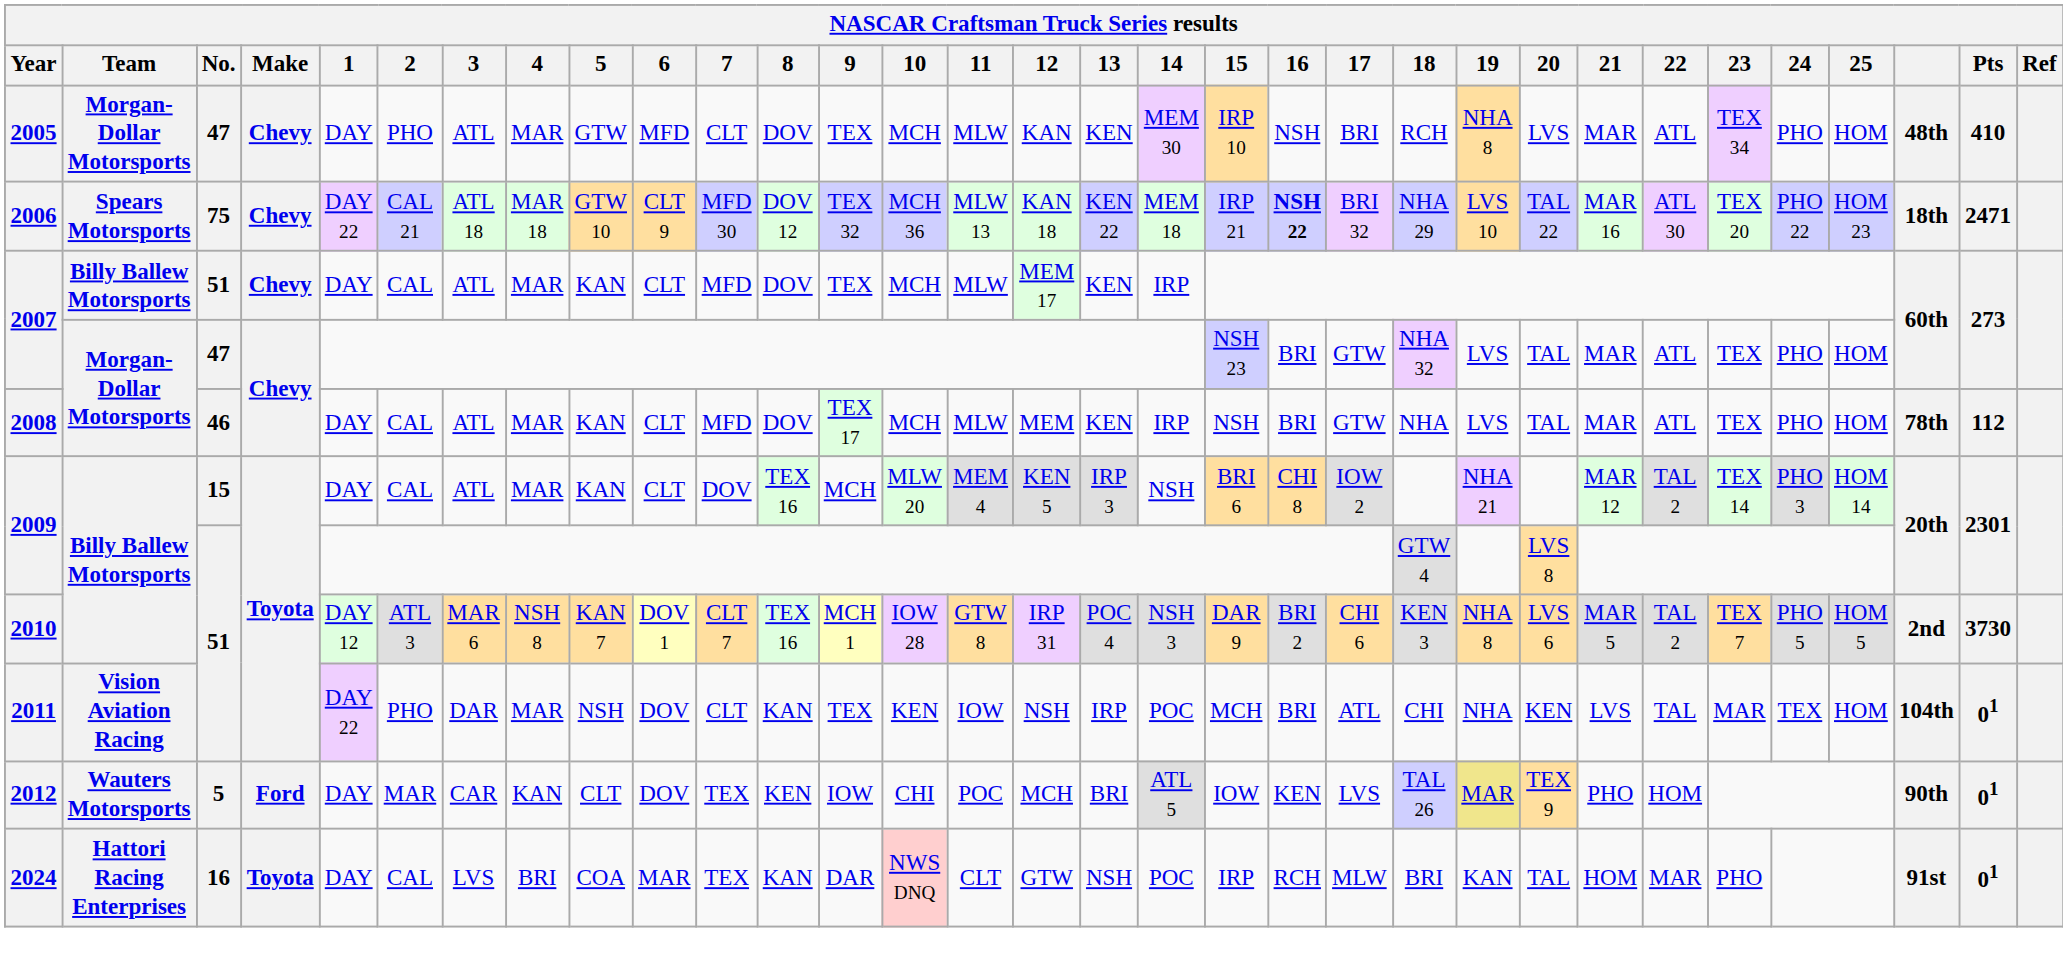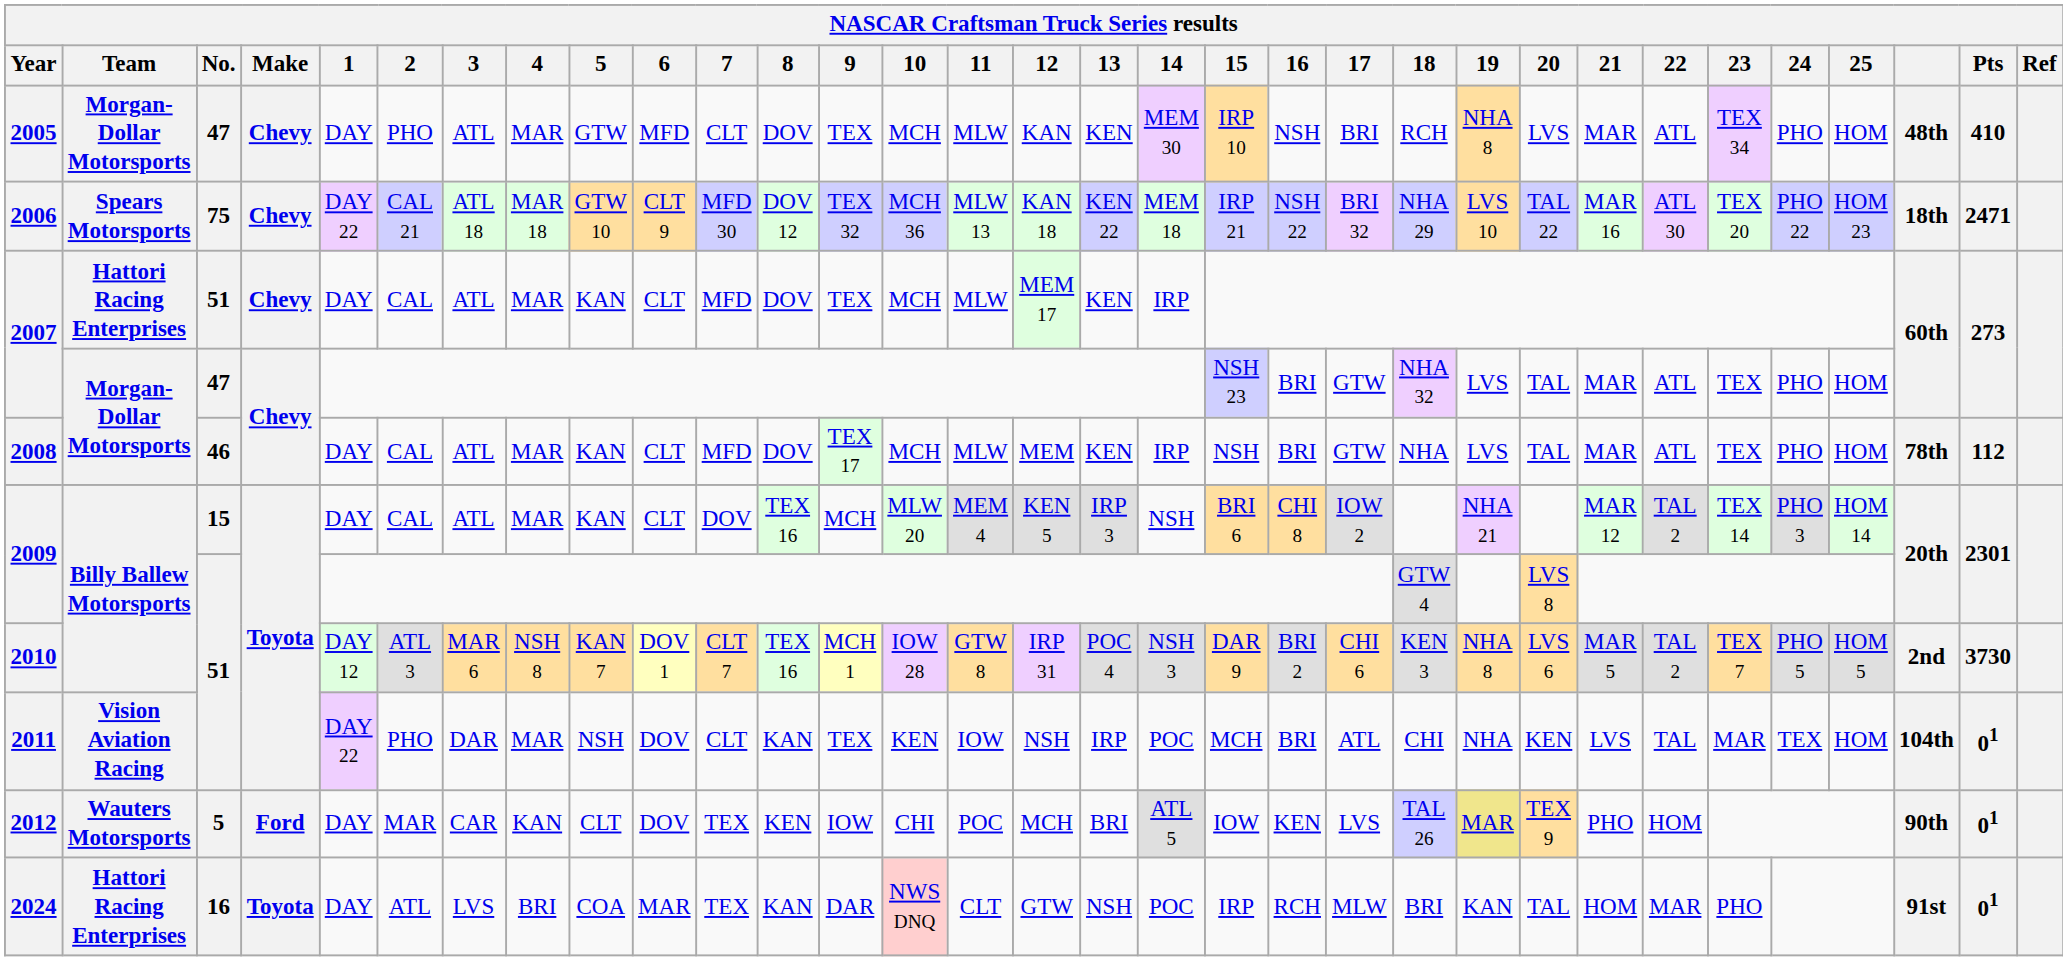(1297, 216) bold -> (1297, 215) normal
(129, 284) Billy Ballew Motorsports -> (129, 299) Hattori Racing Enterprises
(410, 877) CAL -> (410, 906) ATL
